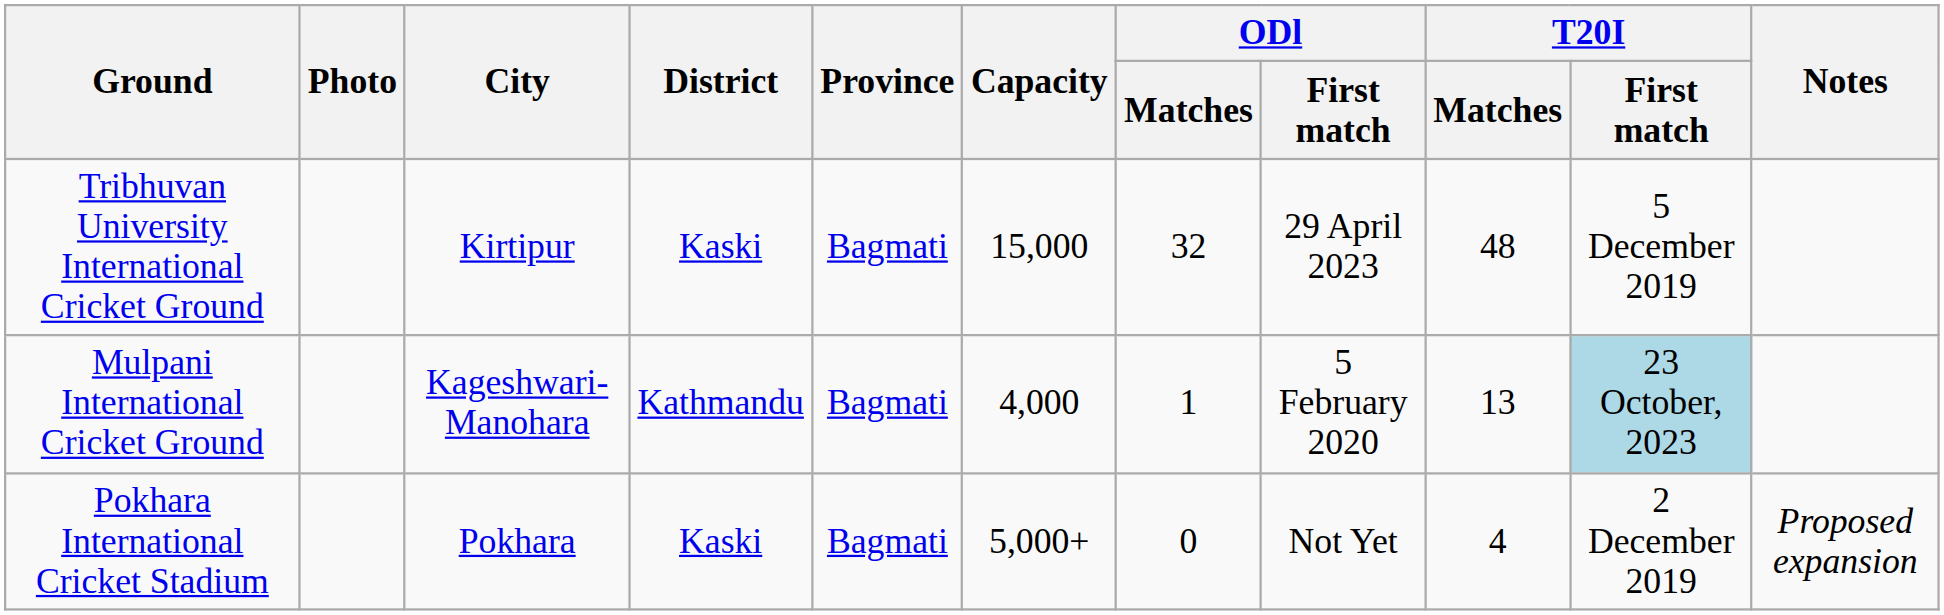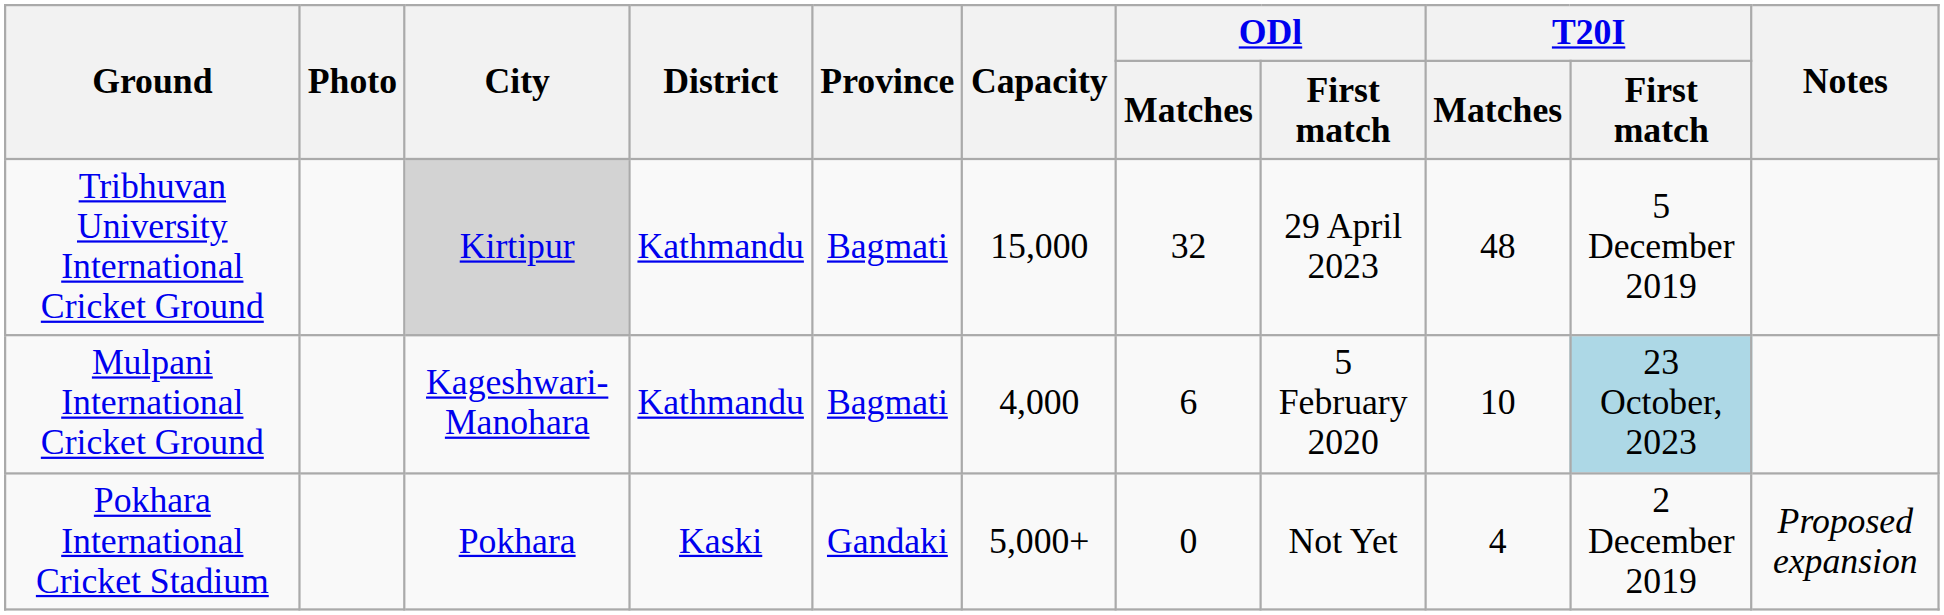(517, 246) no background -> (517, 246) lightgrey background
(721, 246) Kaski -> (721, 246) Kathmandu
(1189, 403) 1 -> (1189, 403) 6
(1498, 403) 13 -> (1498, 403) 10
(887, 540) Bagmati -> (887, 540) Gandaki
